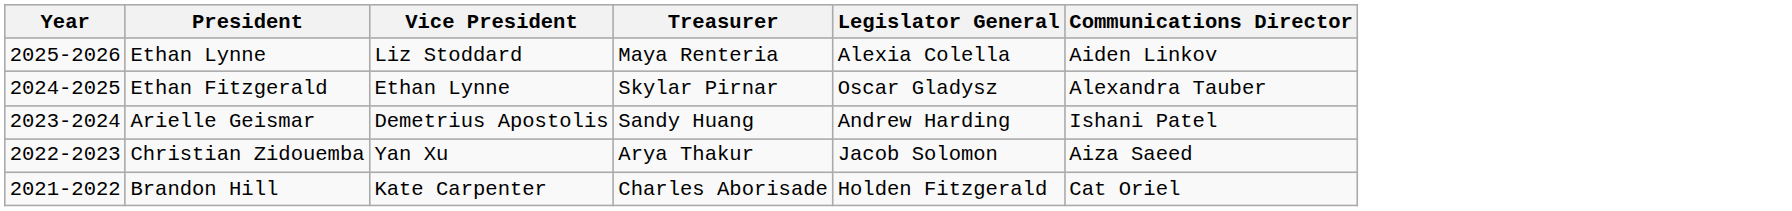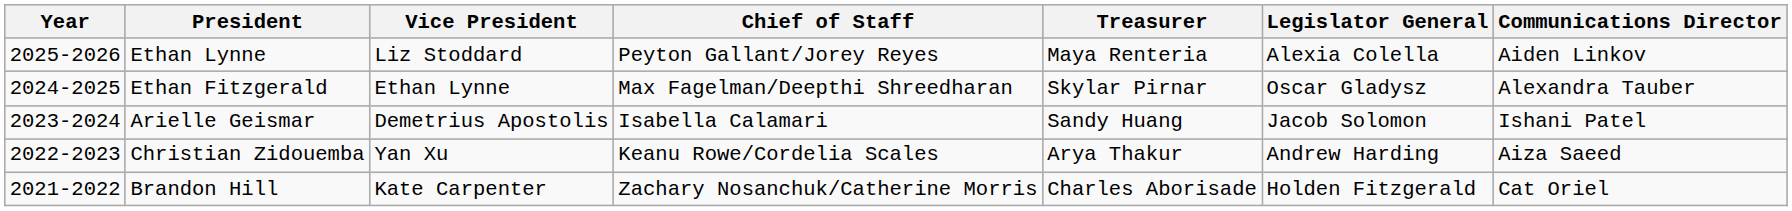+ column: (828, 22)
(924, 122) Andrew Harding -> (1347, 122) Jacob Solomon
(918, 155) Jacob Solomon -> (1353, 155) Andrew Harding
